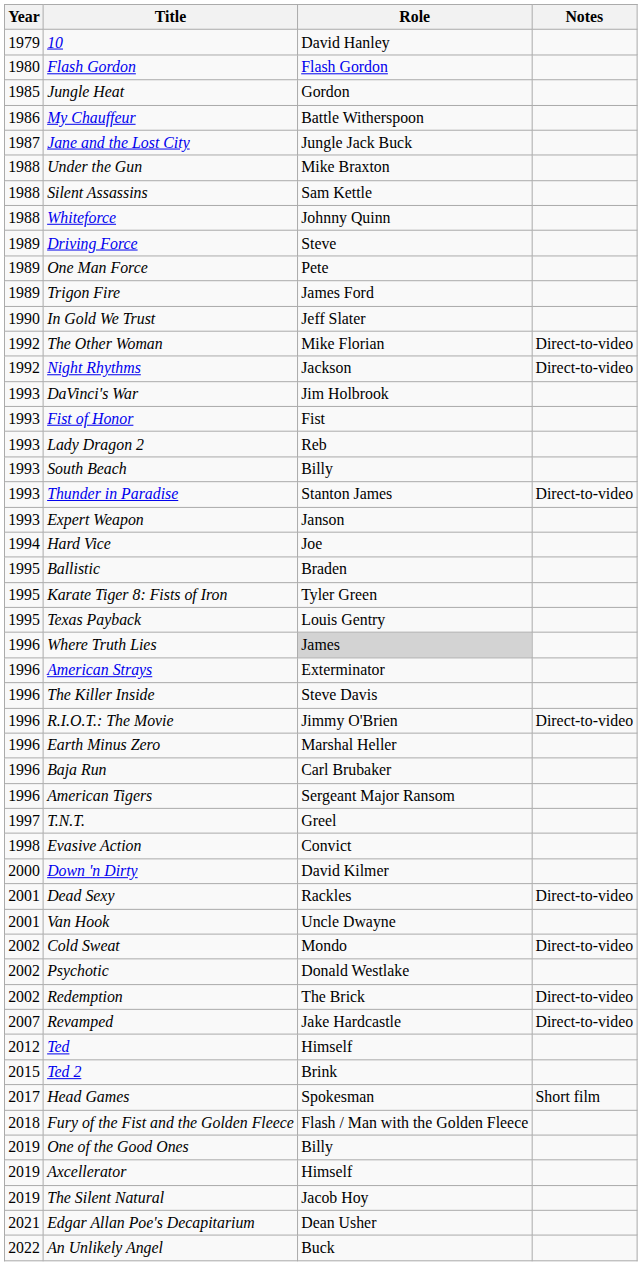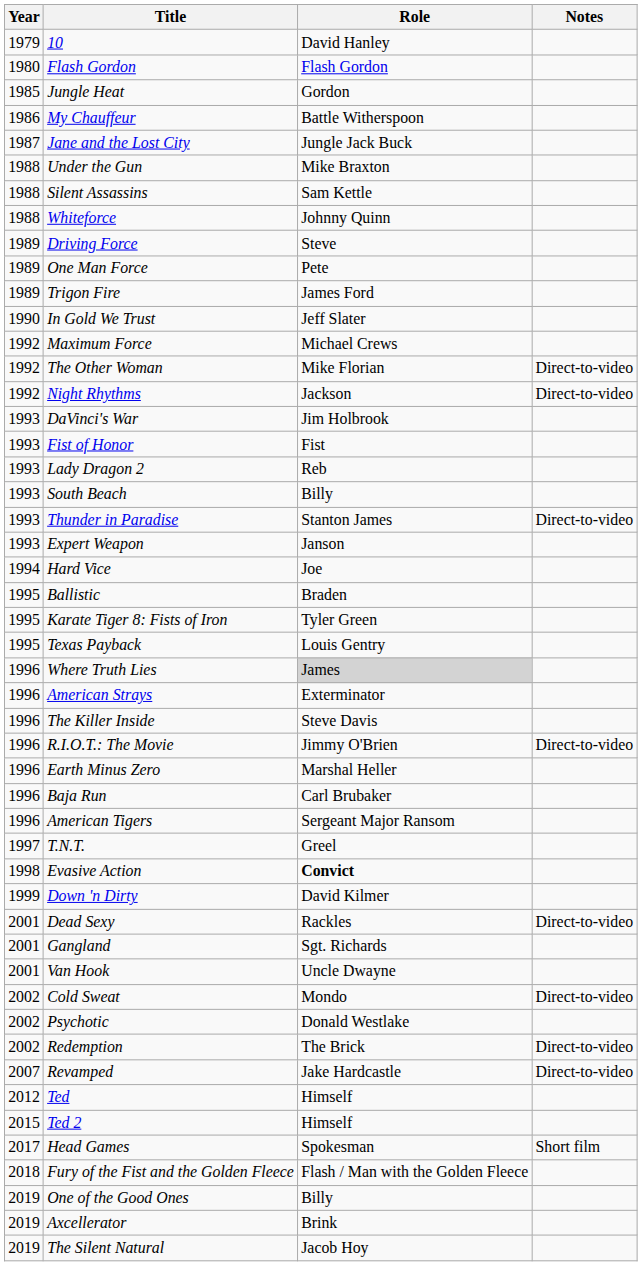+ row: (99, 343)
(326, 846) normal -> (328, 871) bold
(24, 871) 2000 -> (24, 896) 1999
+ row: (79, 946)
(319, 1072) Brink -> (327, 1122) Himself
(327, 1172) Himself -> (319, 1222) Brink
- row: (151, 1222)
- row: (105, 1248)
